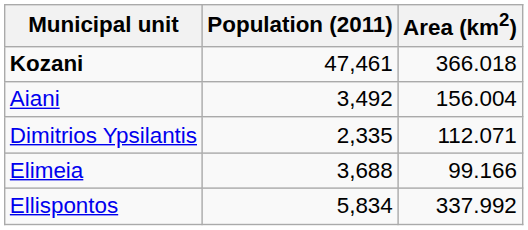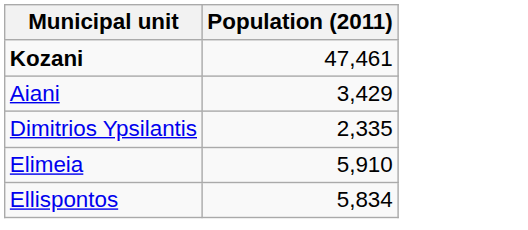- column: (460, 25)
(365, 99) 3,492 -> (365, 93) 3,429
(365, 170) 3,688 -> (365, 164) 5,910
